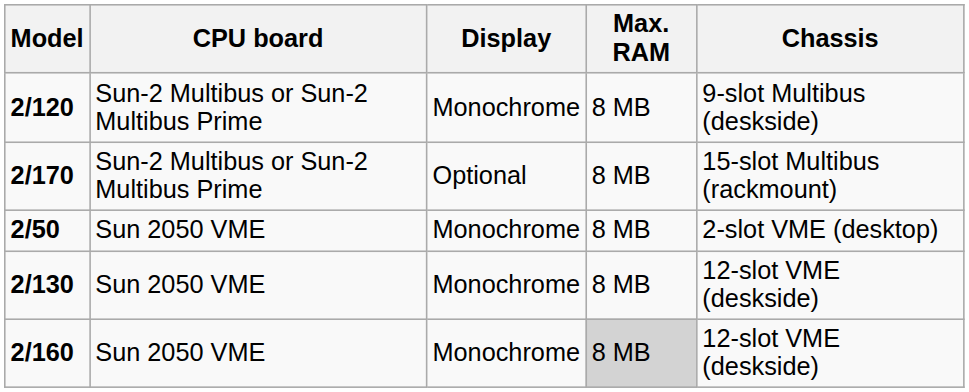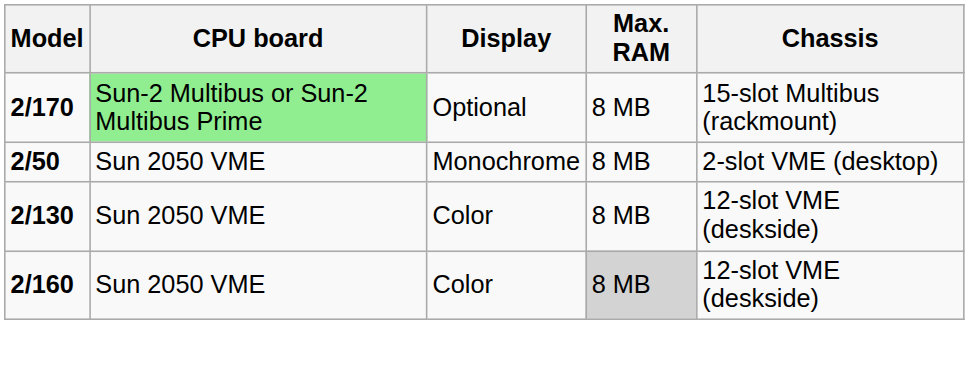- row: (42, 107)
(232, 175) no background -> (232, 107) lightgreen background
(506, 284) Monochrome -> (463, 215) Color
(506, 352) Monochrome -> (463, 284) Color
